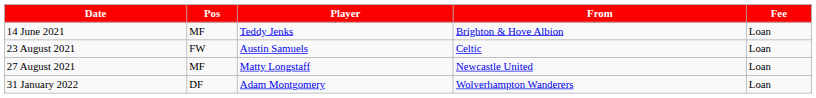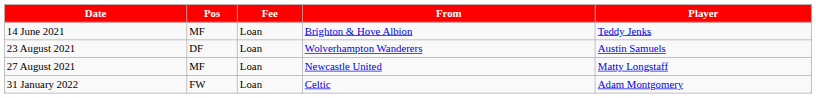columns swapped: (345, 13) <-> (779, 13)
(197, 49) FW -> (196, 49) DF
(469, 49) Celtic -> (364, 49) Wolverhampton Wanderers
(196, 84) DF -> (197, 84) FW
(515, 84) Wolverhampton Wanderers -> (318, 84) Celtic
